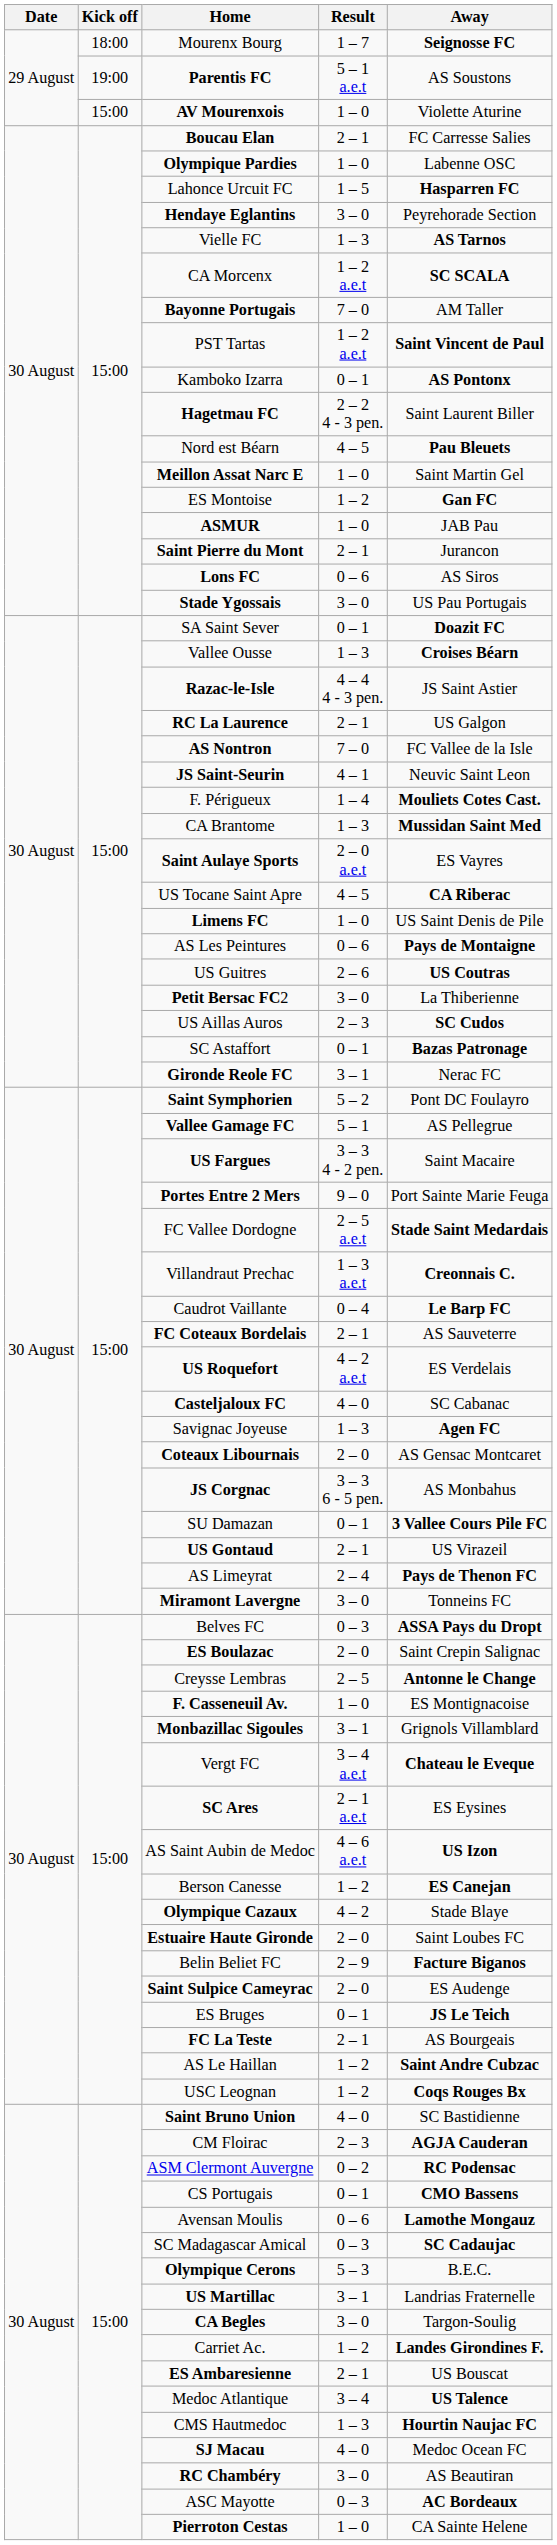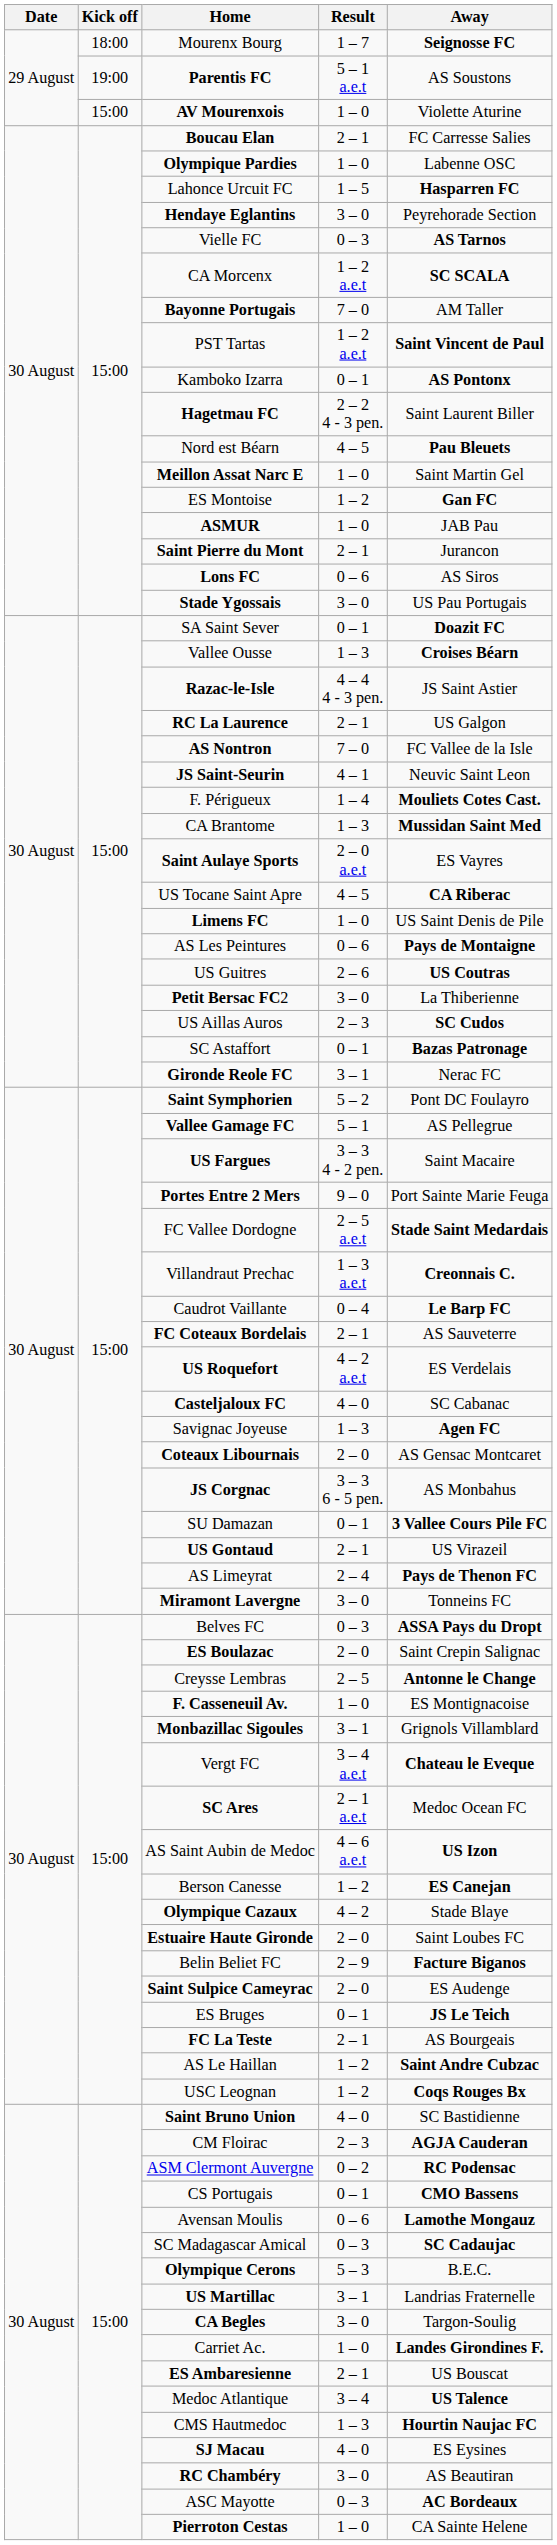(353, 240) 1 – 3 -> (353, 240) 0 – 3
(470, 1807) ES Eysines -> (470, 1807) Medoc Ocean FC
(353, 2347) 1 – 2 -> (353, 2347) 1 – 0
(470, 2450) Medoc Ocean FC -> (470, 2450) ES Eysines
